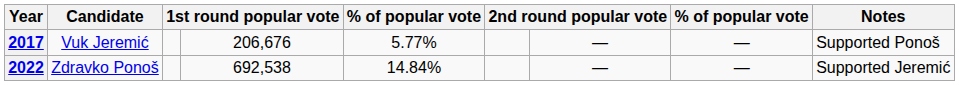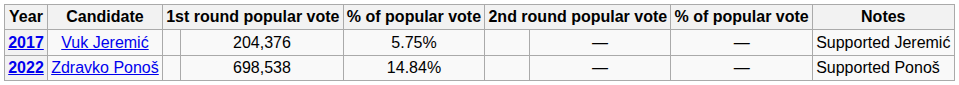(262, 42) 206,676 -> (262, 42) 204,376
(414, 42) 5.77% -> (414, 42) 5.75%
(878, 42) Supported Ponoš -> (883, 42) Supported Jeremić
(262, 67) 692,538 -> (262, 67) 698,538
(883, 67) Supported Jeremić -> (878, 67) Supported Ponoš
